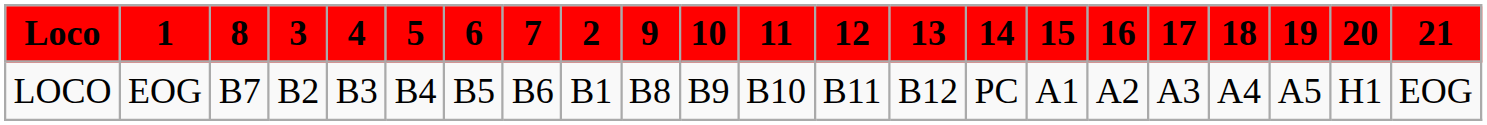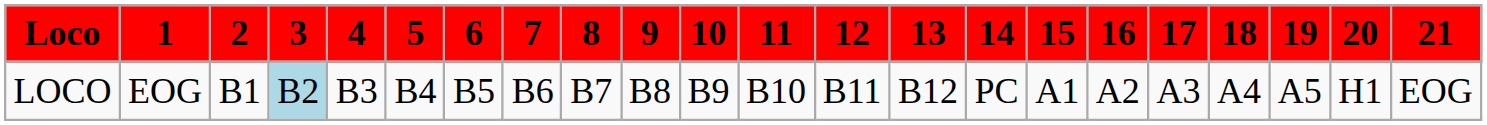columns swapped: (591, 33) <-> (240, 33)
(298, 90) no background -> (298, 90) lightblue background
